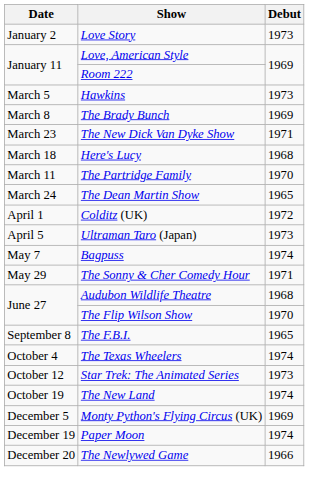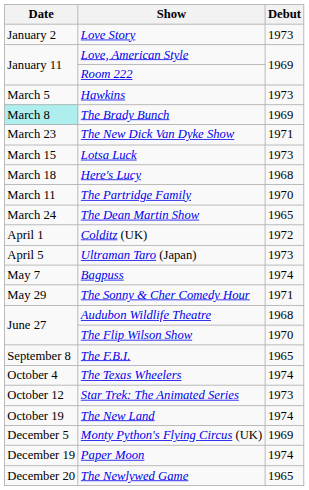(29, 114) no background -> (29, 114) paleturquoise background
+ row: (109, 154)
(281, 455) 1966 -> (281, 475) 1965
